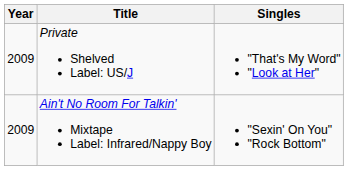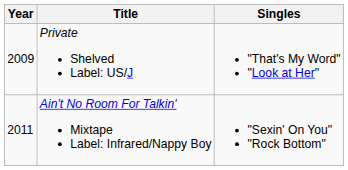(21, 130) 2009 -> (20, 130) 2011
